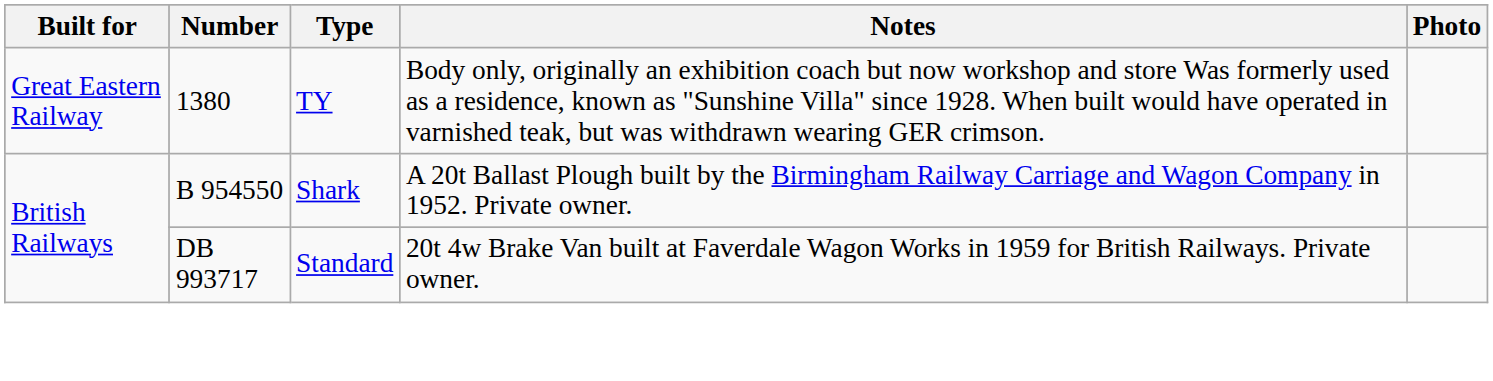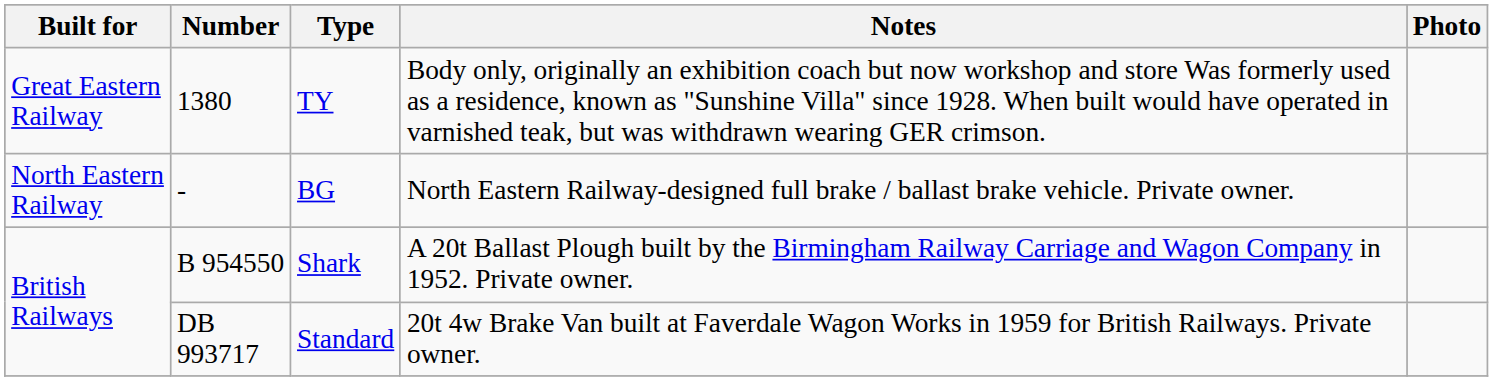+ row: (316, 189)
